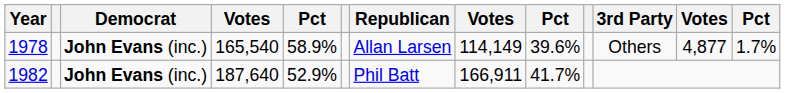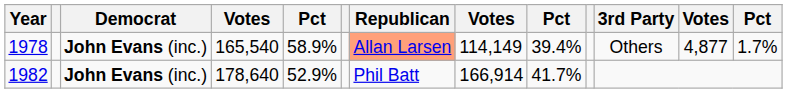(402, 46) no background -> (402, 46) lightsalmon background
(555, 46) 39.6% -> (556, 46) 39.4%
(247, 74) 187,640 -> (247, 74) 178,640
(491, 74) 166,911 -> (491, 74) 166,914
